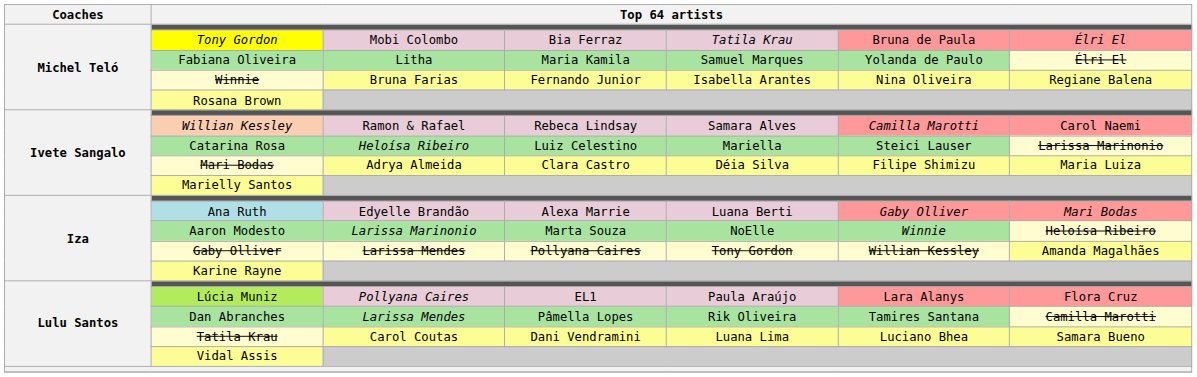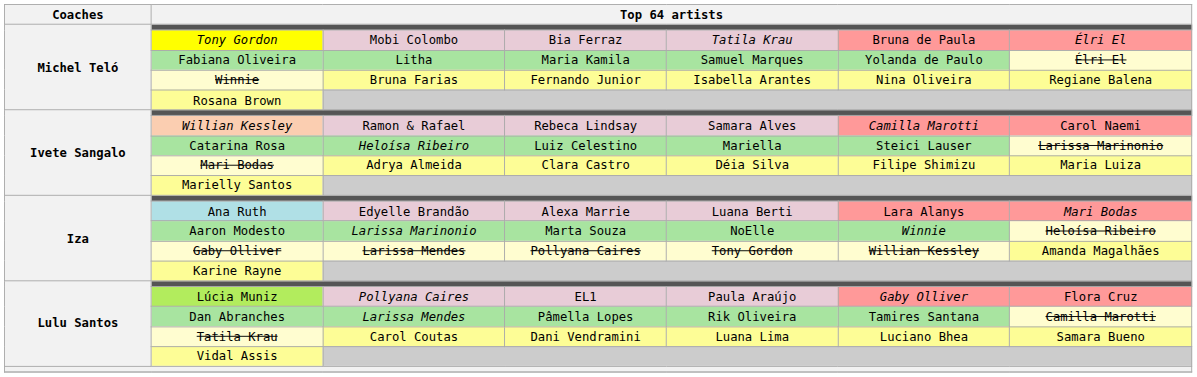(924, 211) Gaby Olliver -> (924, 211) Lara Alanys
(924, 297) Lara Alanys -> (924, 297) Gaby Olliver
